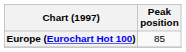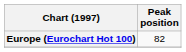(159, 39) 85 -> (159, 39) 82
